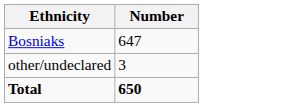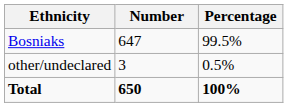+ column: (241, 16)
